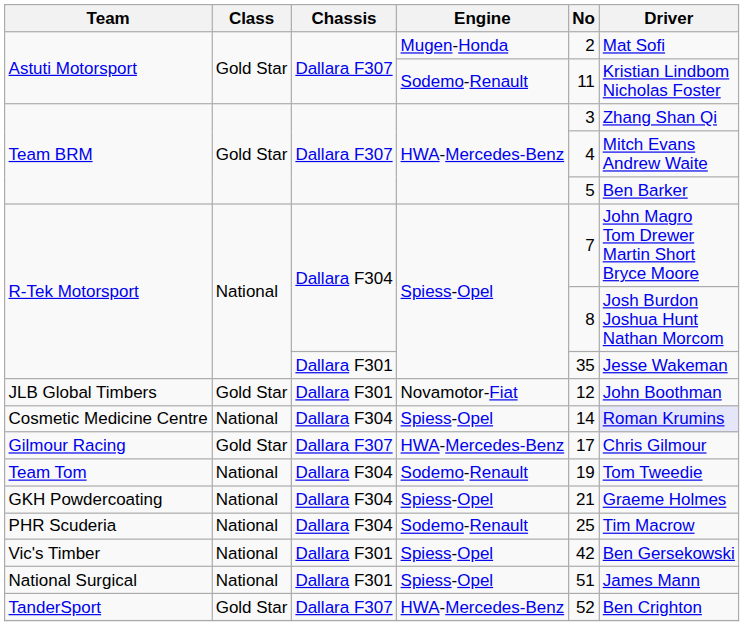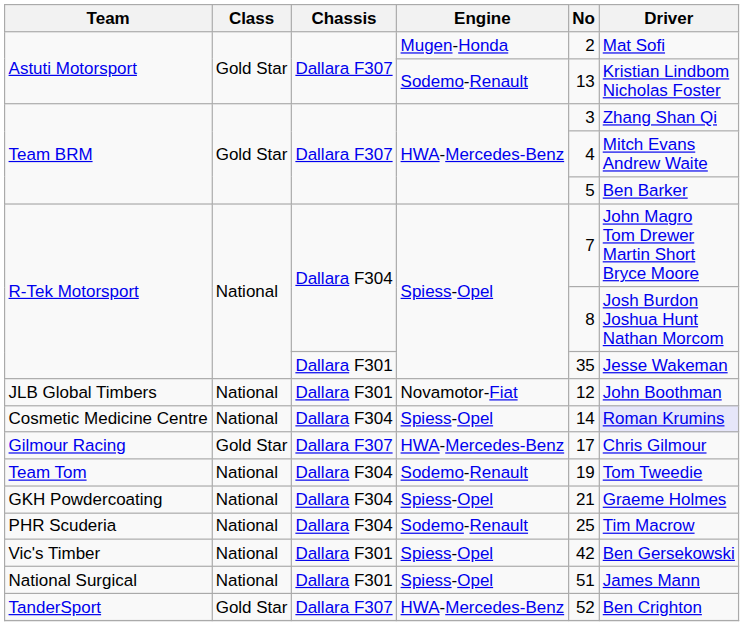(586, 82) 11 -> (585, 82) 13
(252, 392) Gold Star -> (247, 392) National
